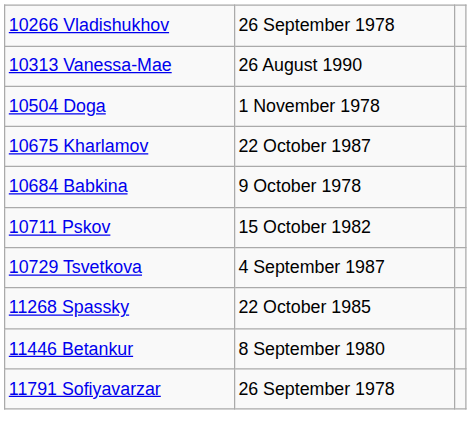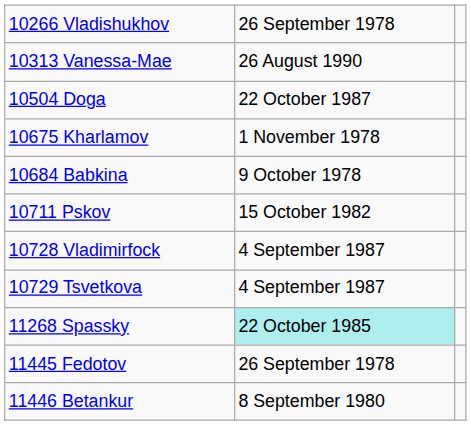(309, 105) 1 November 1978 -> (305, 99) 22 October 1987
(305, 146) 22 October 1987 -> (309, 137) 1 November 1978
+ row: (84, 250)
(305, 307) no background -> (305, 325) paleturquoise background
+ row: (68, 363)
- row: (85, 388)
